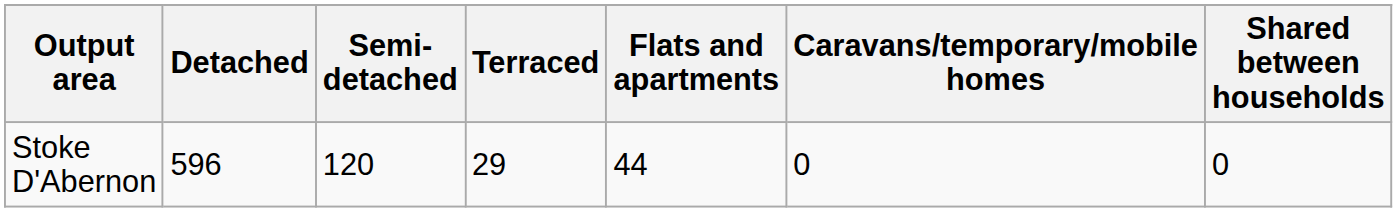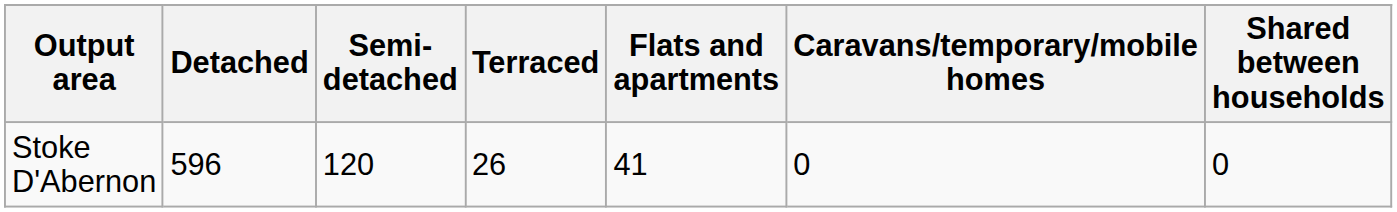(489, 163) 29 -> (489, 163) 26
(631, 163) 44 -> (631, 163) 41
